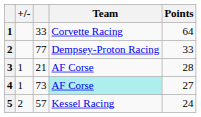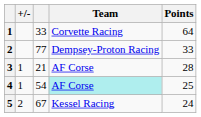(41, 85) 73 -> (41, 85) 54
(188, 85) 27 -> (188, 85) 25
(41, 103) 57 -> (41, 103) 67
